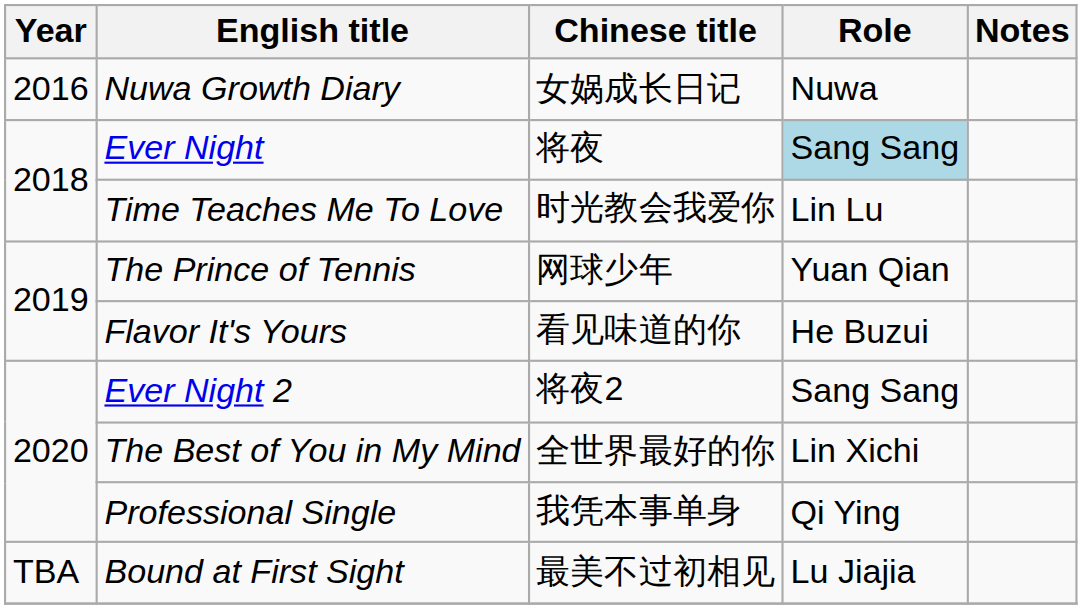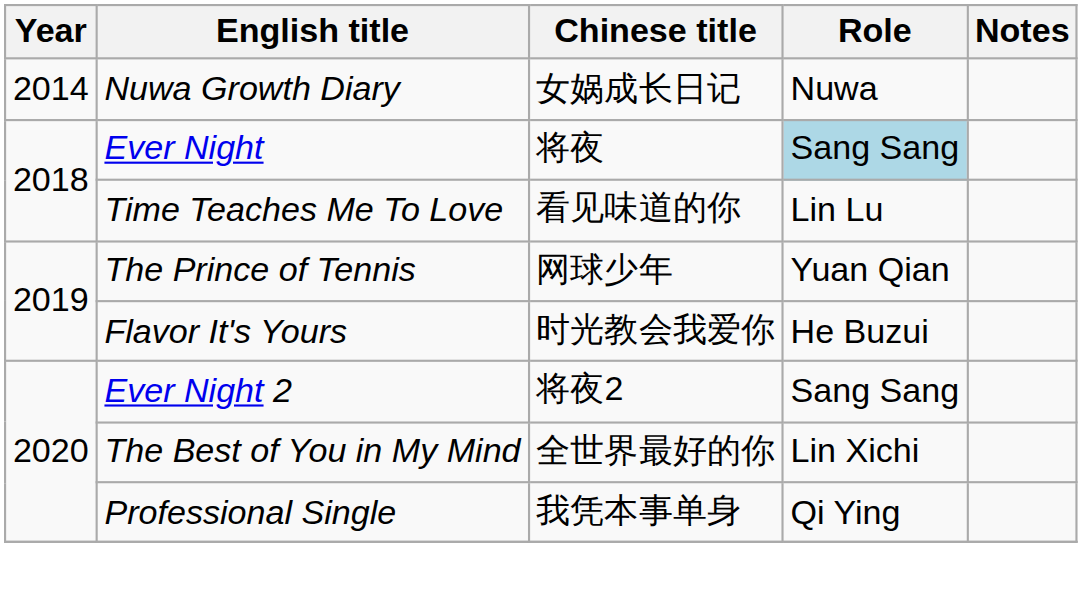(51, 88) 2016 -> (51, 88) 2014
(656, 208) 时光教会我爱你 -> (639, 208) 看见味道的你
(639, 329) 看见味道的你 -> (656, 329) 时光教会我爱你
- row: (254, 572)
